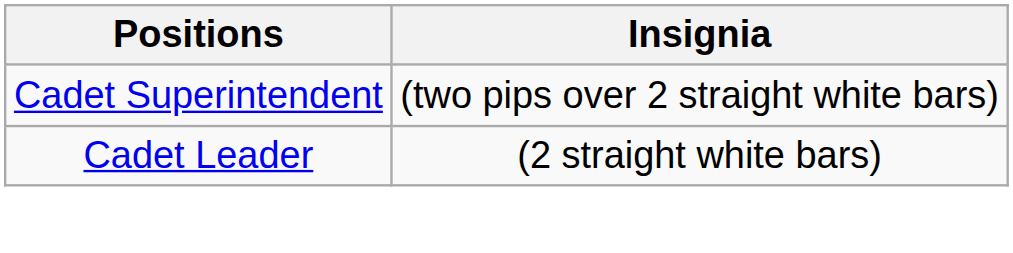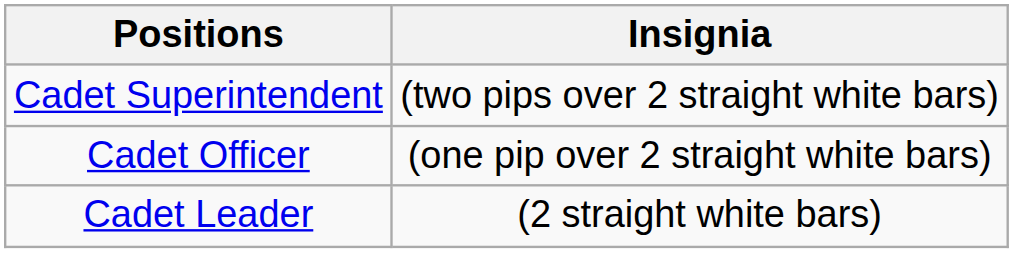+ row: (198, 154)
